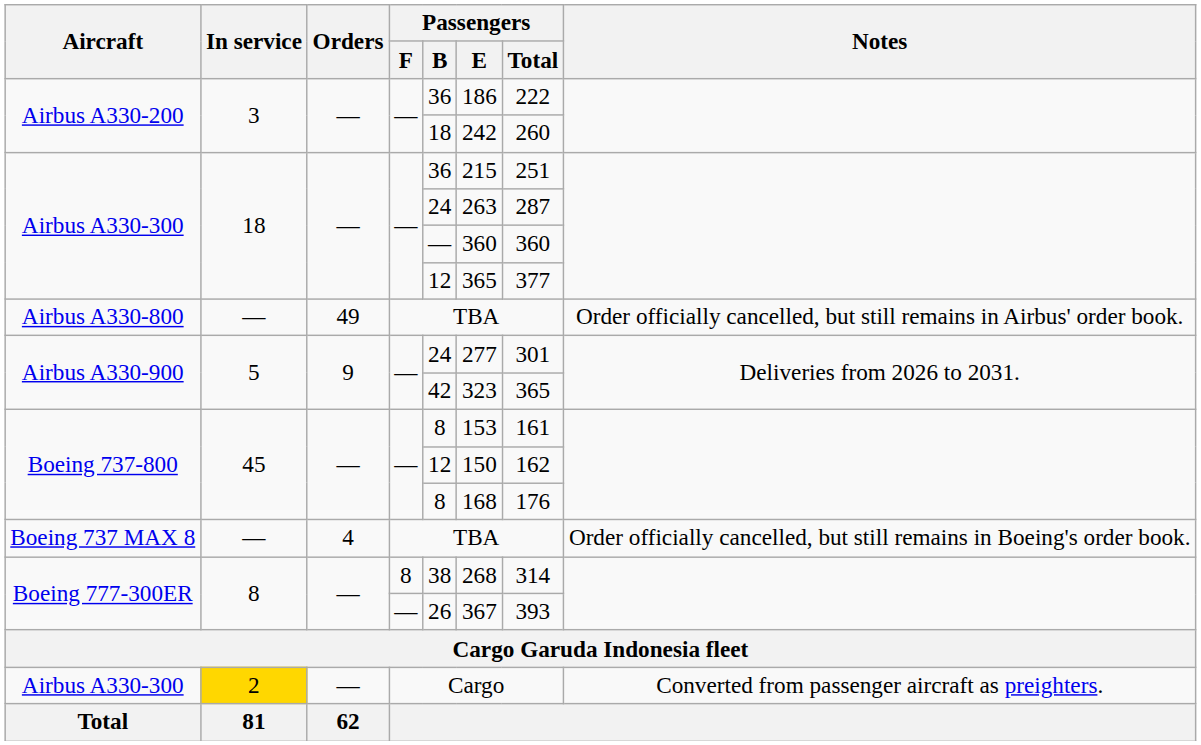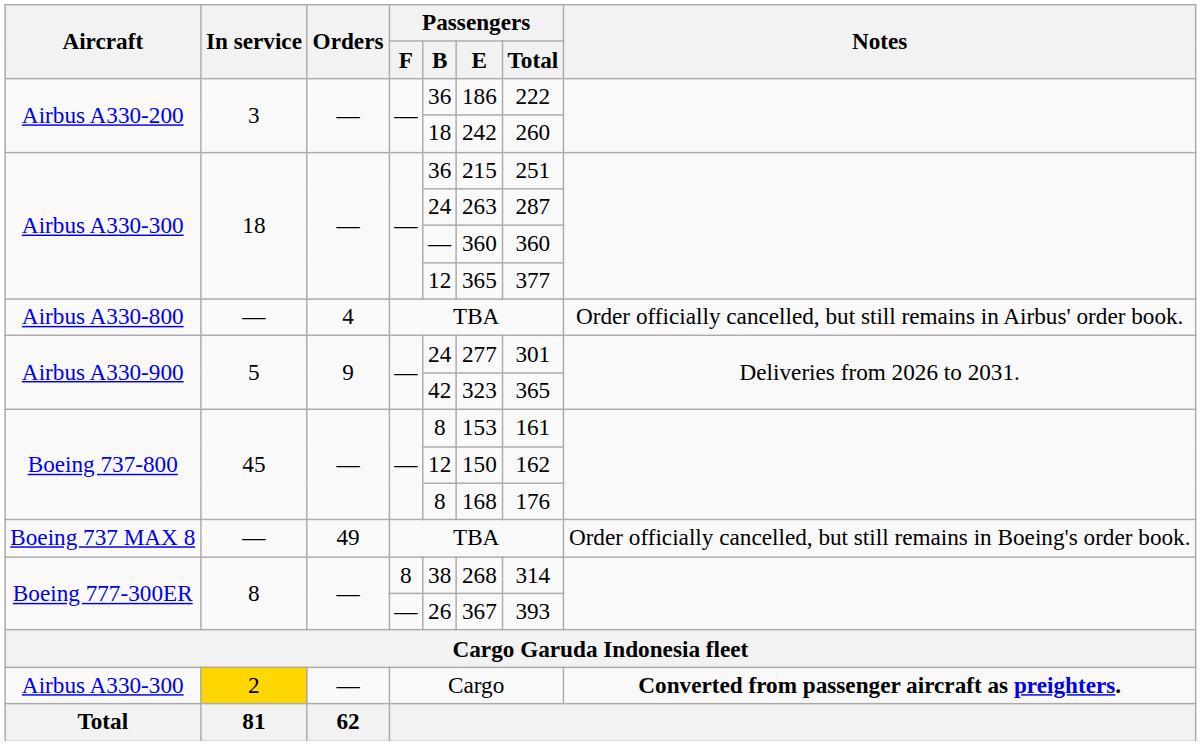(348, 317) 49 -> (348, 317) 4
(348, 538) 4 -> (348, 538) 49
(880, 685) normal -> (880, 685) bold
